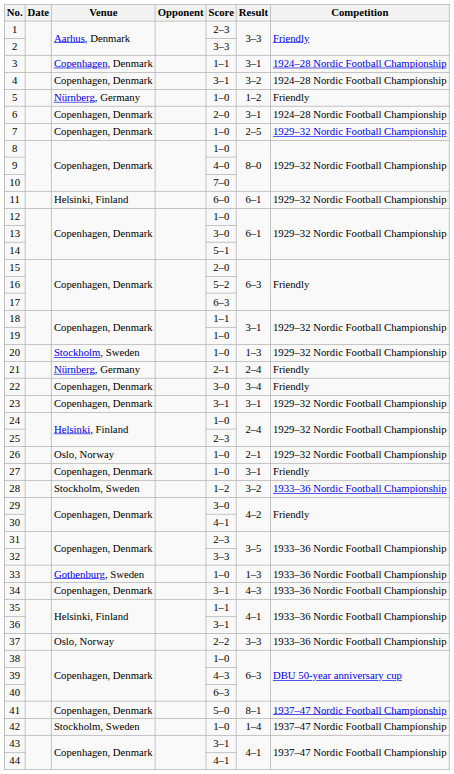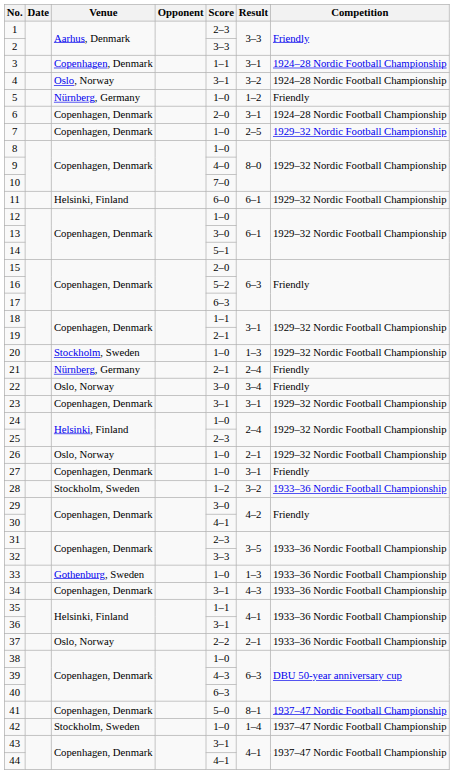(103, 81) Copenhagen, Denmark -> (84, 81) Oslo, Norway
(221, 336) 1–0 -> (221, 336) 2–1
(103, 387) Copenhagen, Denmark -> (84, 387) Oslo, Norway
(253, 642) 3–3 -> (253, 642) 2–1
